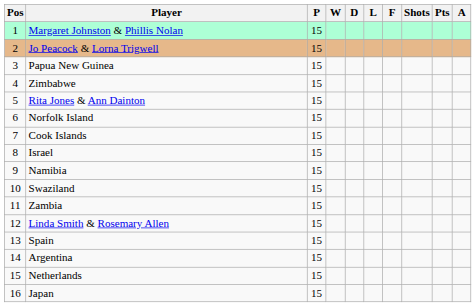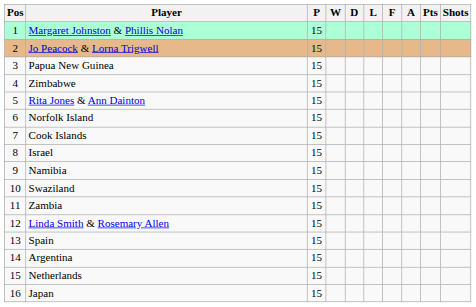columns swapped: (462, 13) <-> (417, 13)
